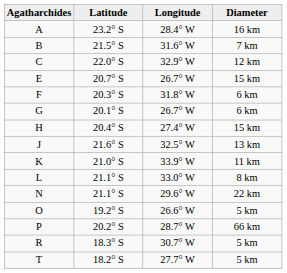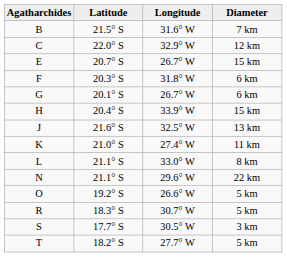- row: (39, 29)
(178, 128) 27.4° W -> (178, 111) 33.9° W
(178, 161) 33.9° W -> (178, 144) 27.4° W
- row: (39, 227)
+ row: (39, 227)
